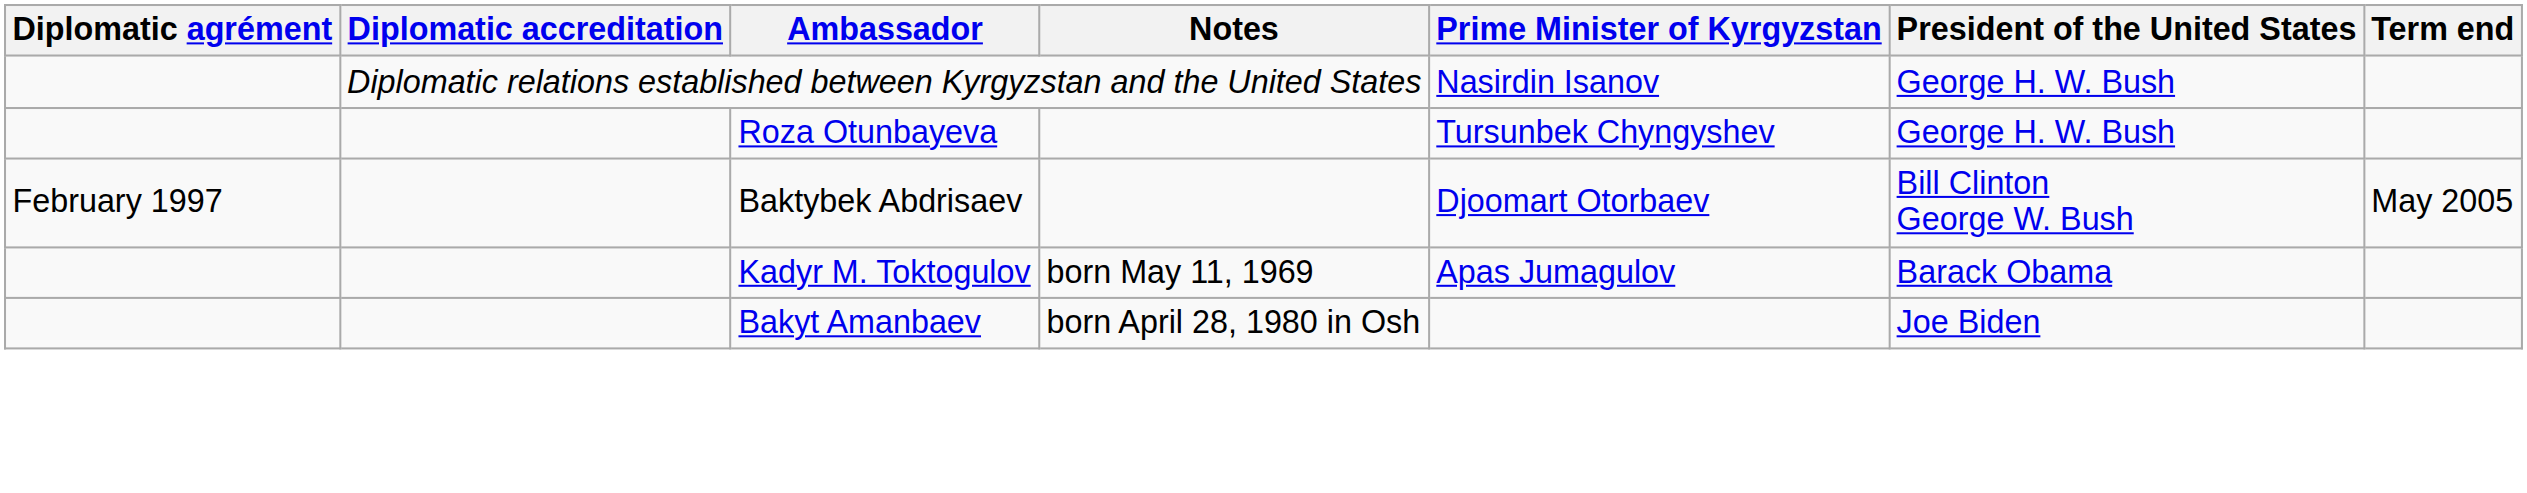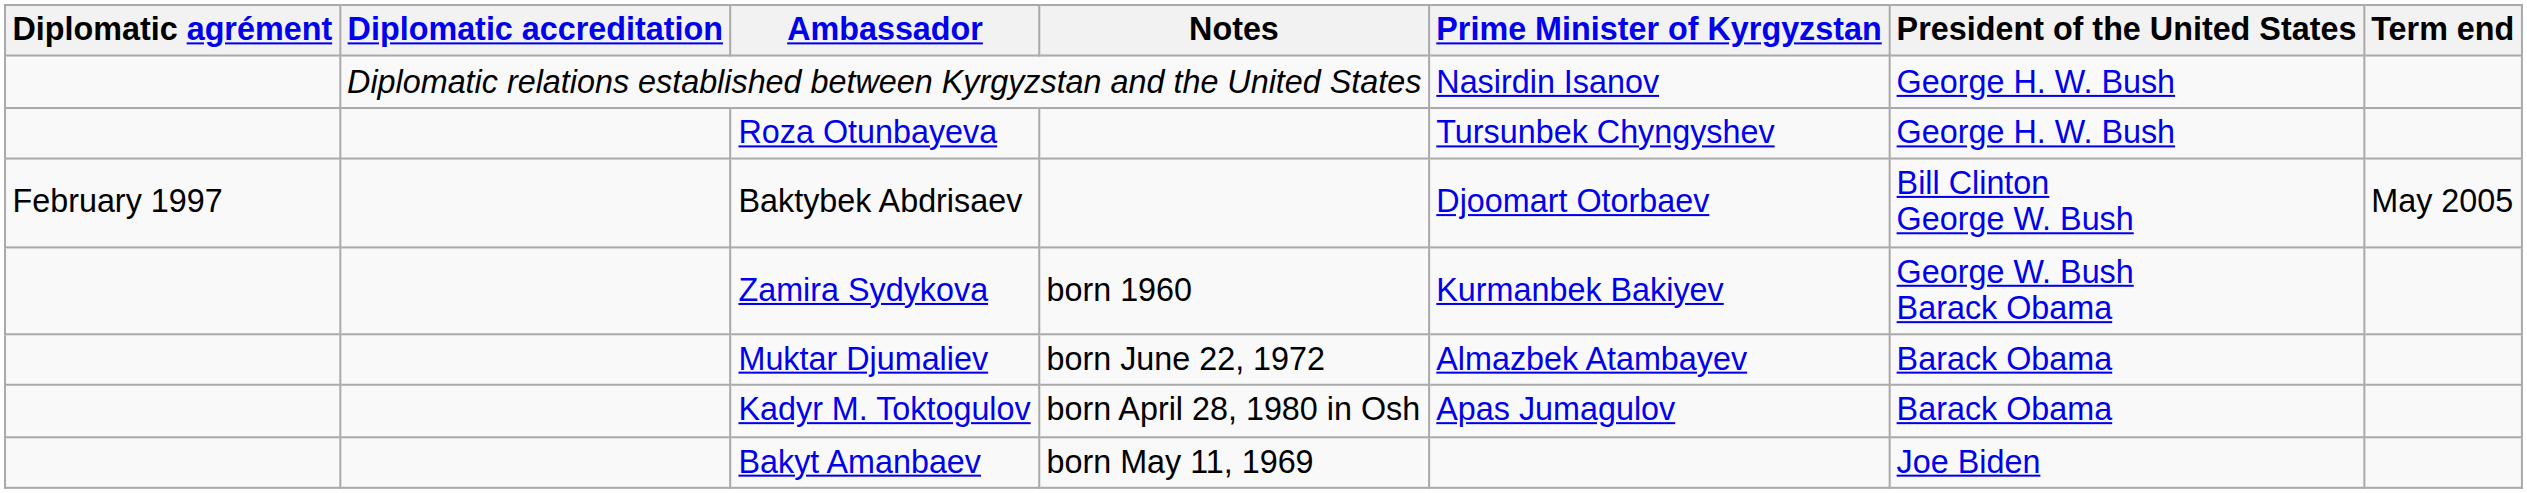+ row: (863, 289)
+ row: (863, 359)
(1180, 271) born May 11, 1969 -> (1233, 410) born April 28, 1980 in Osh
(1233, 322) born April 28, 1980 in Osh -> (1180, 461) born May 11, 1969
